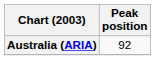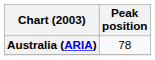(125, 45) 92 -> (125, 45) 78
